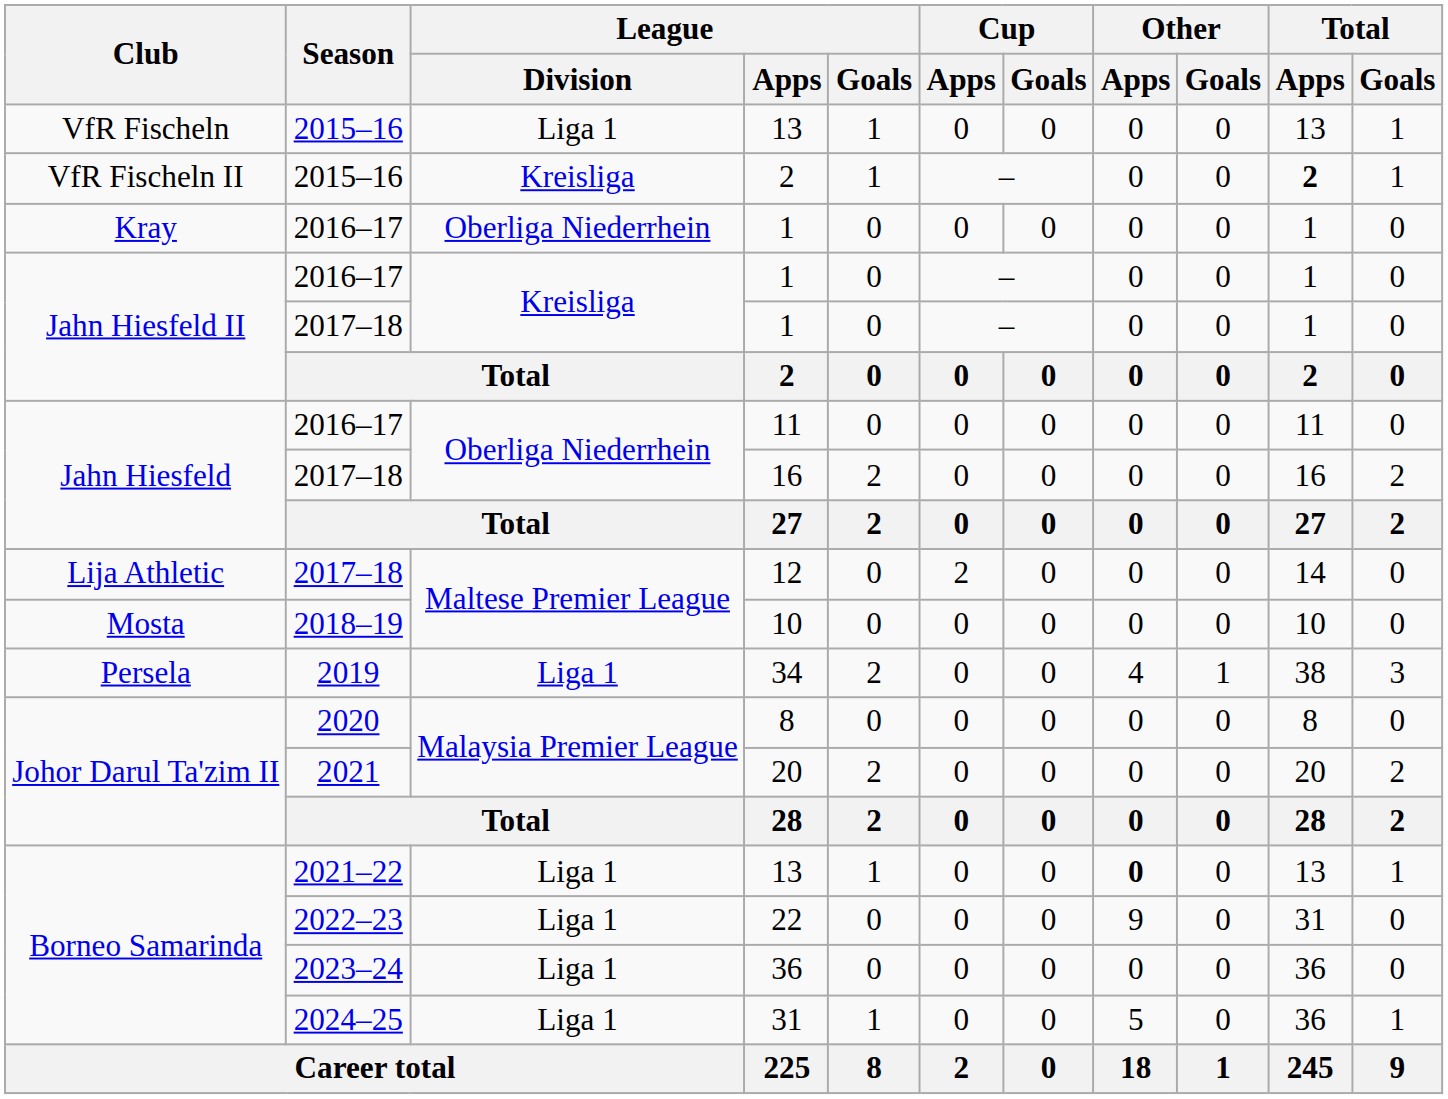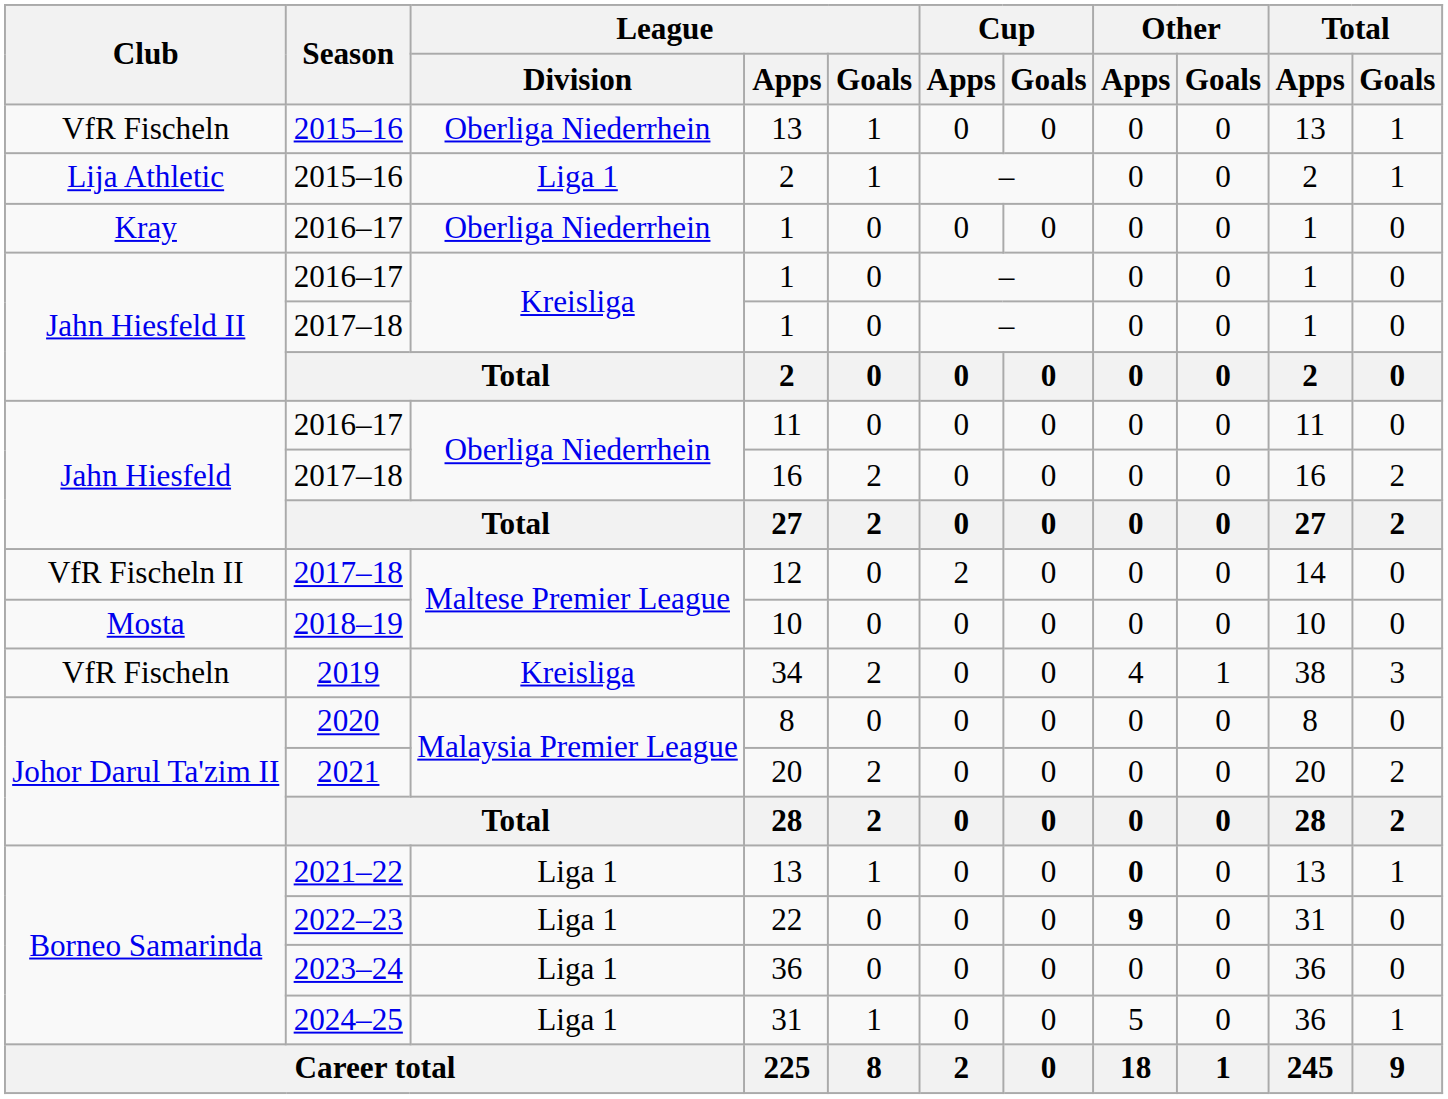(577, 128) Liga 1 -> (577, 128) Oberliga Niederrhein
(146, 177) VfR Fischeln II -> (146, 177) Lija Athletic
(578, 177) Kreisliga -> (577, 177) Liga 1
(1310, 177) bold -> (1310, 177) normal
(146, 573) Lija Athletic -> (146, 573) VfR Fischeln II
(146, 672) Persela -> (146, 672) VfR Fischeln
(577, 672) Liga 1 -> (578, 672) Kreisliga
(1136, 919) normal -> (1136, 919) bold
